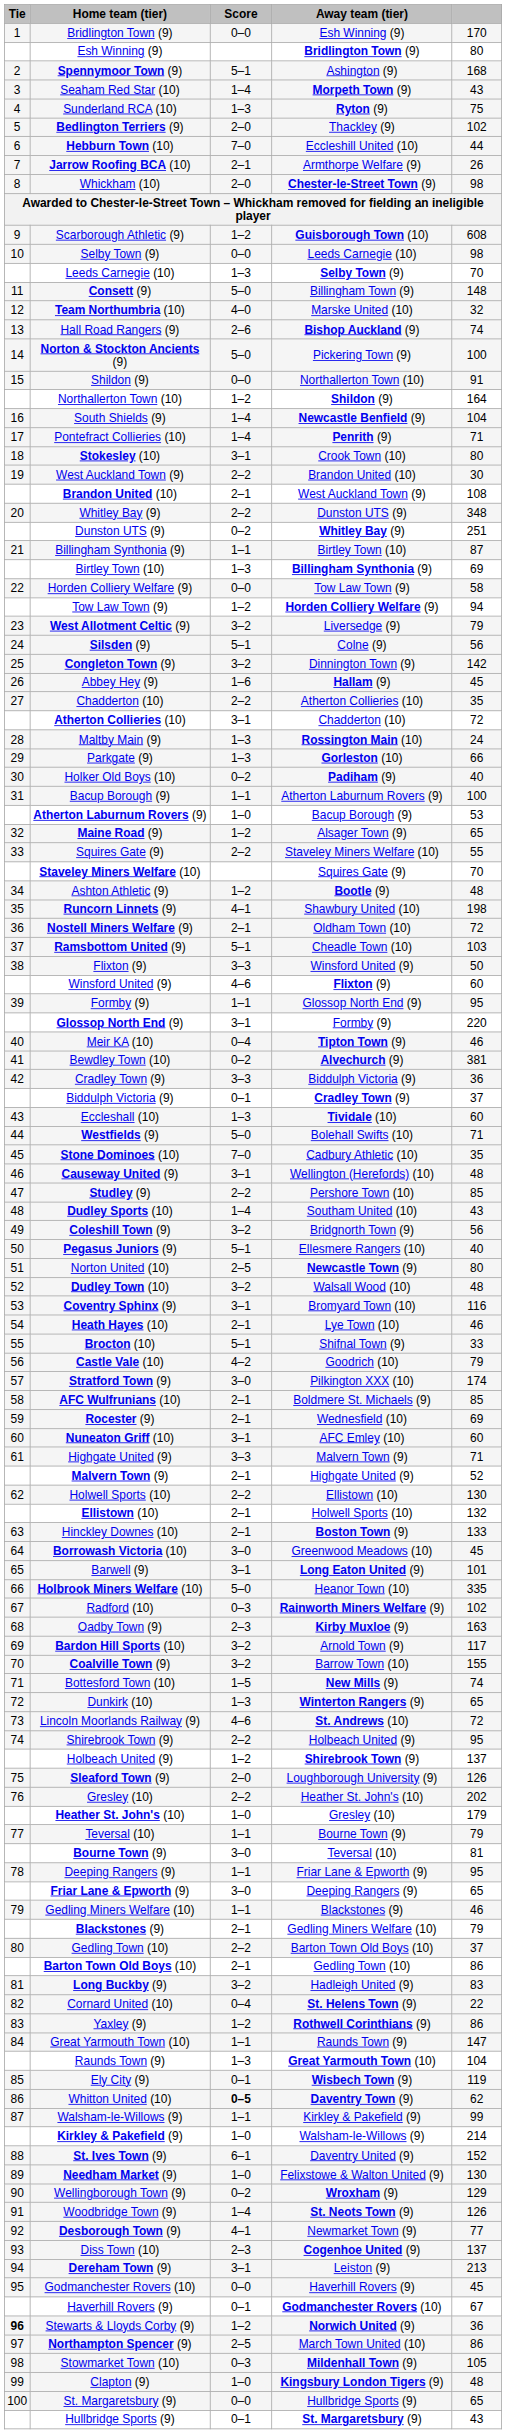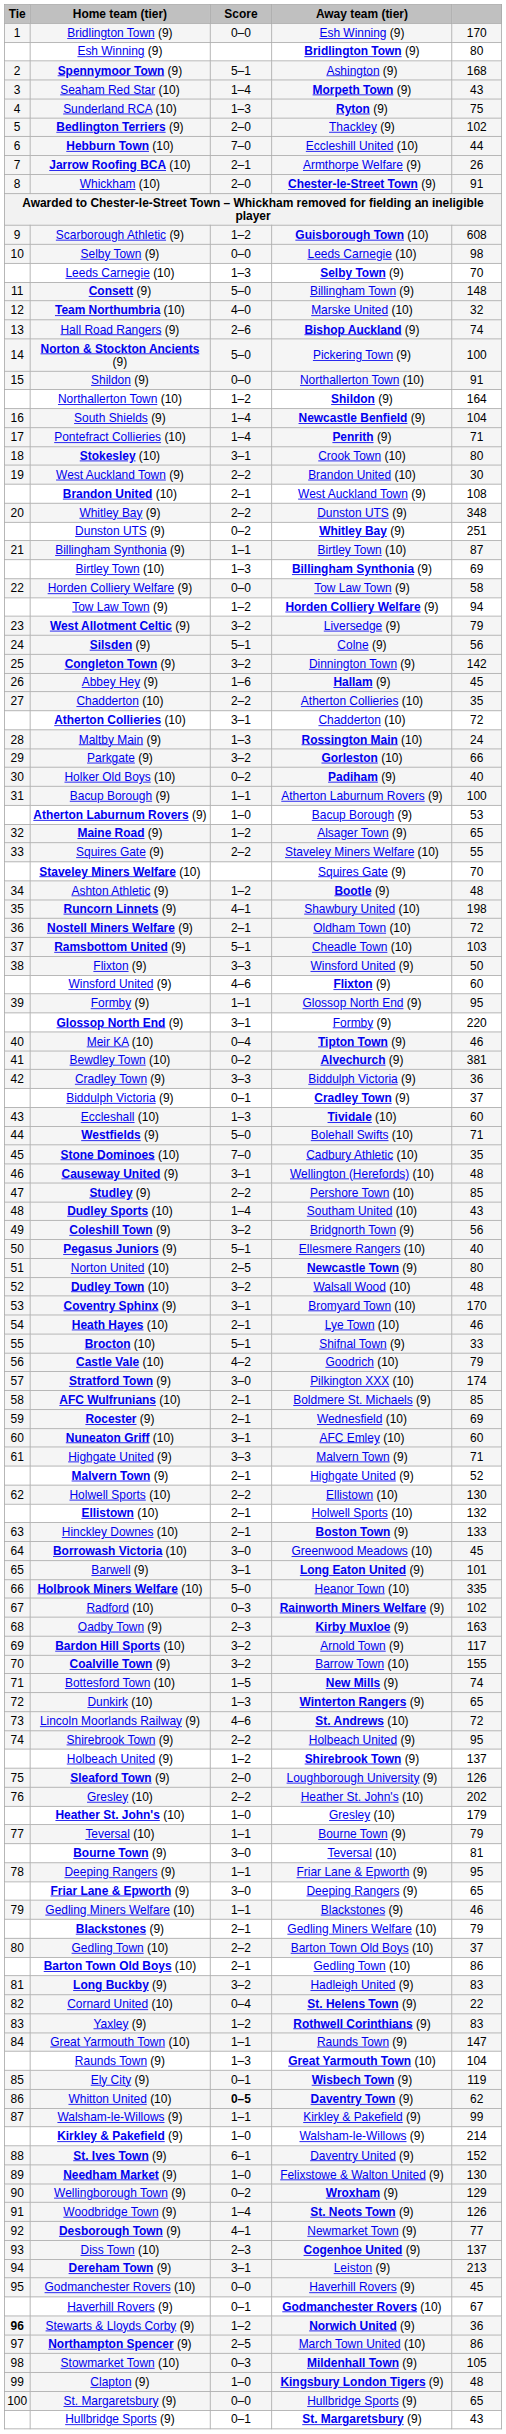(477, 184) 98 -> (477, 184) 91
(241, 758) 1–3 -> (241, 758) 3–2
(477, 1306) 116 -> (477, 1306) 170
(477, 2023) 86 -> (477, 2023) 83
